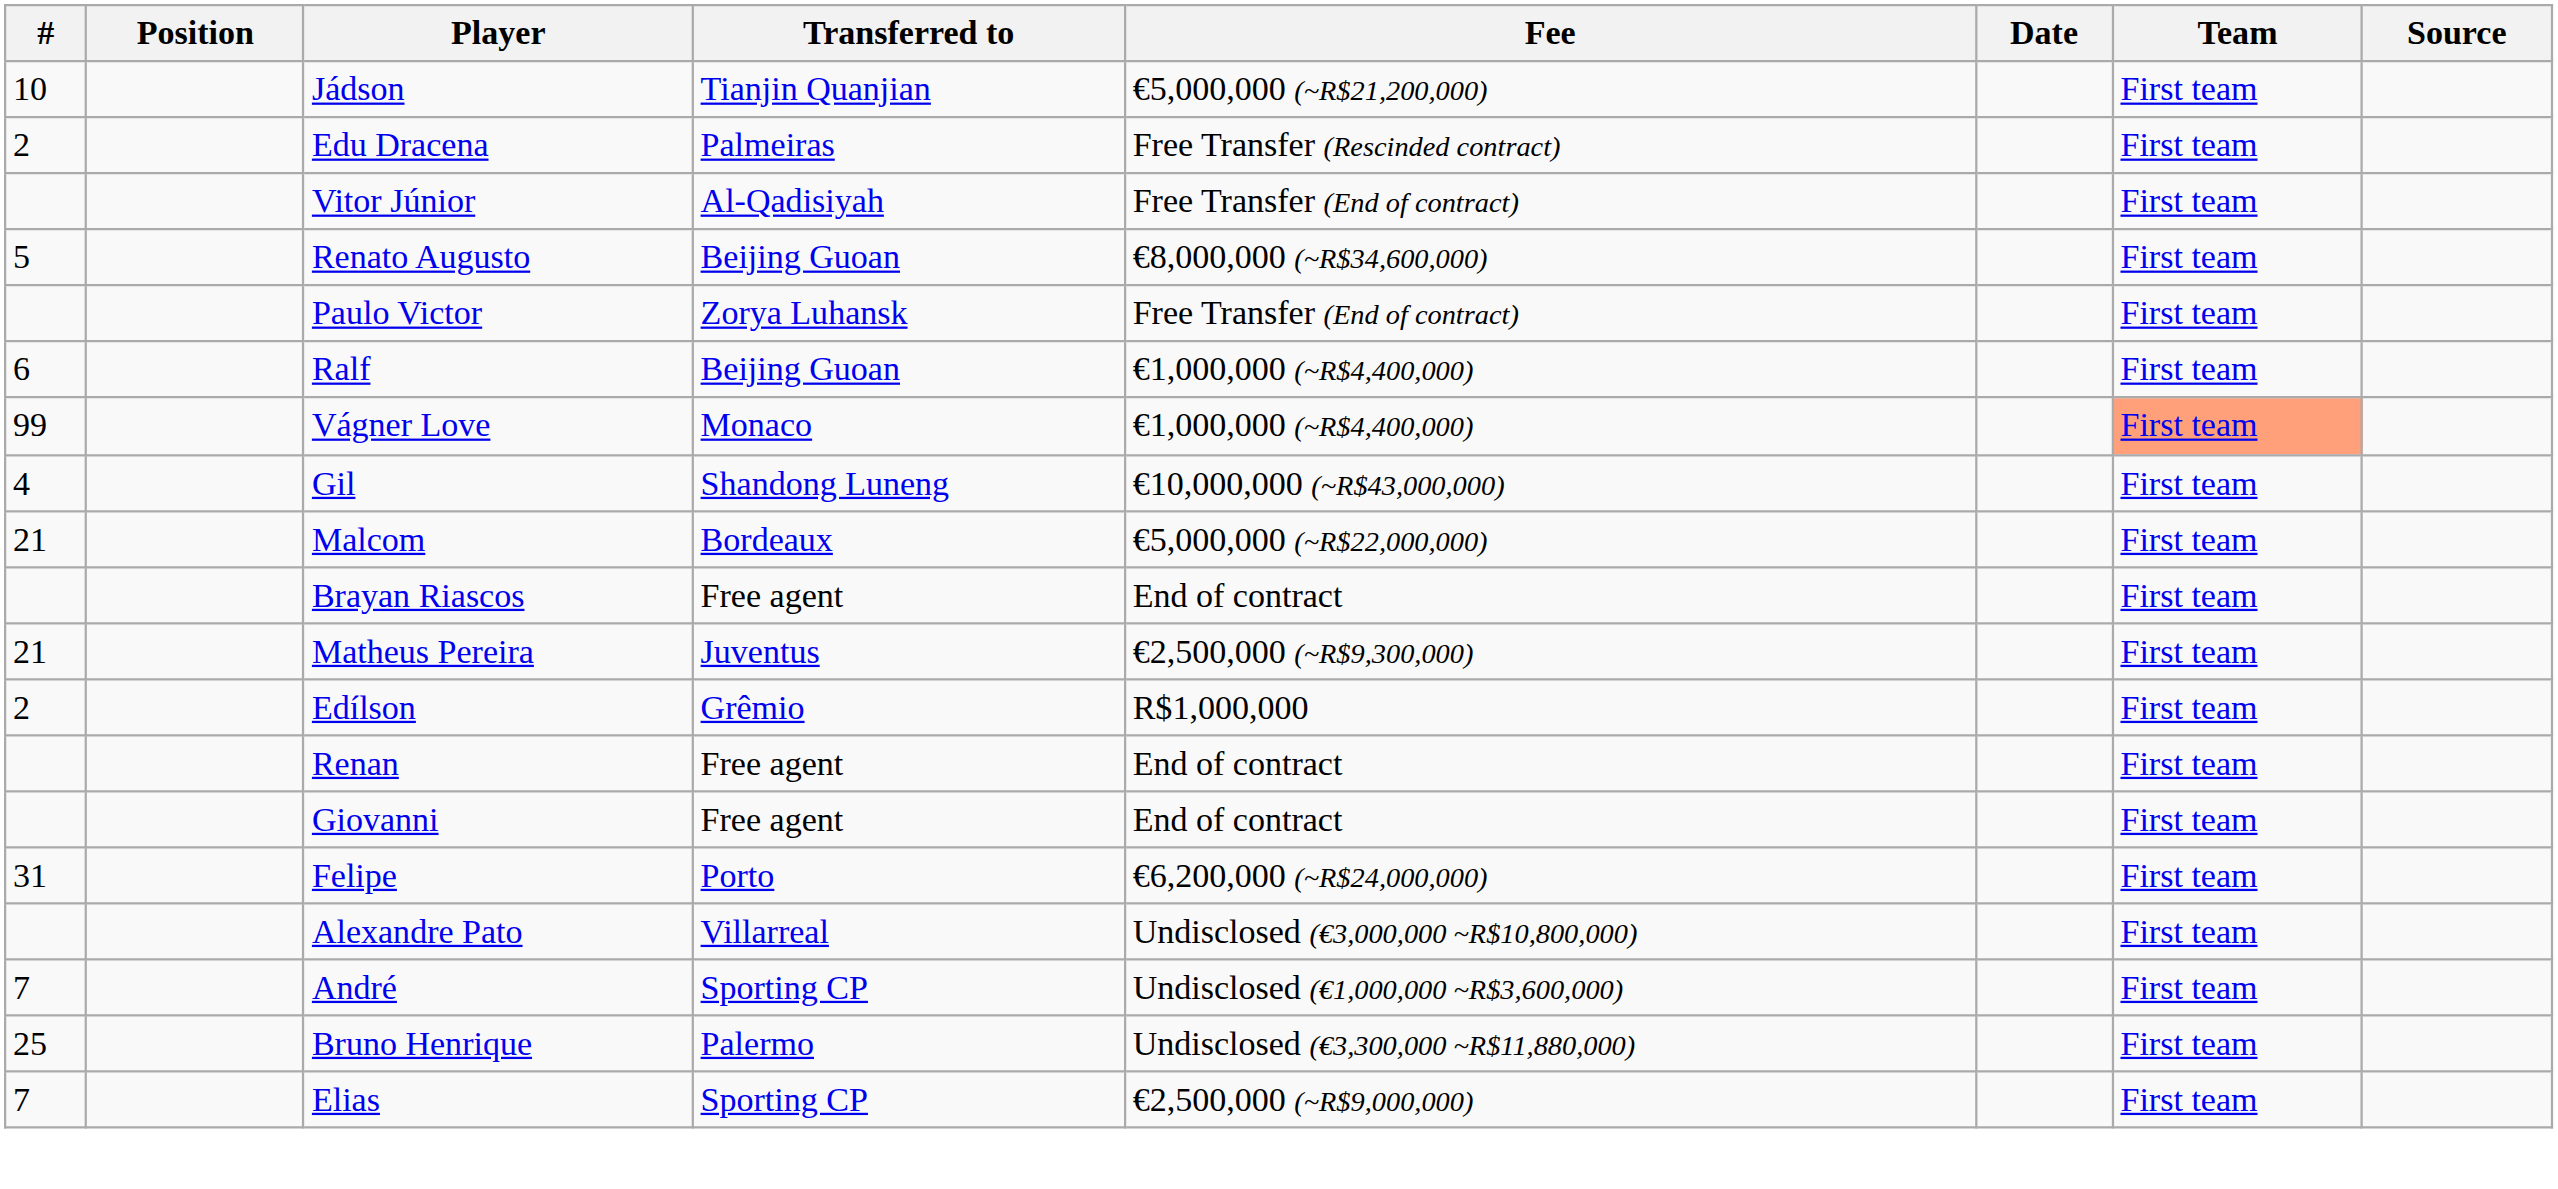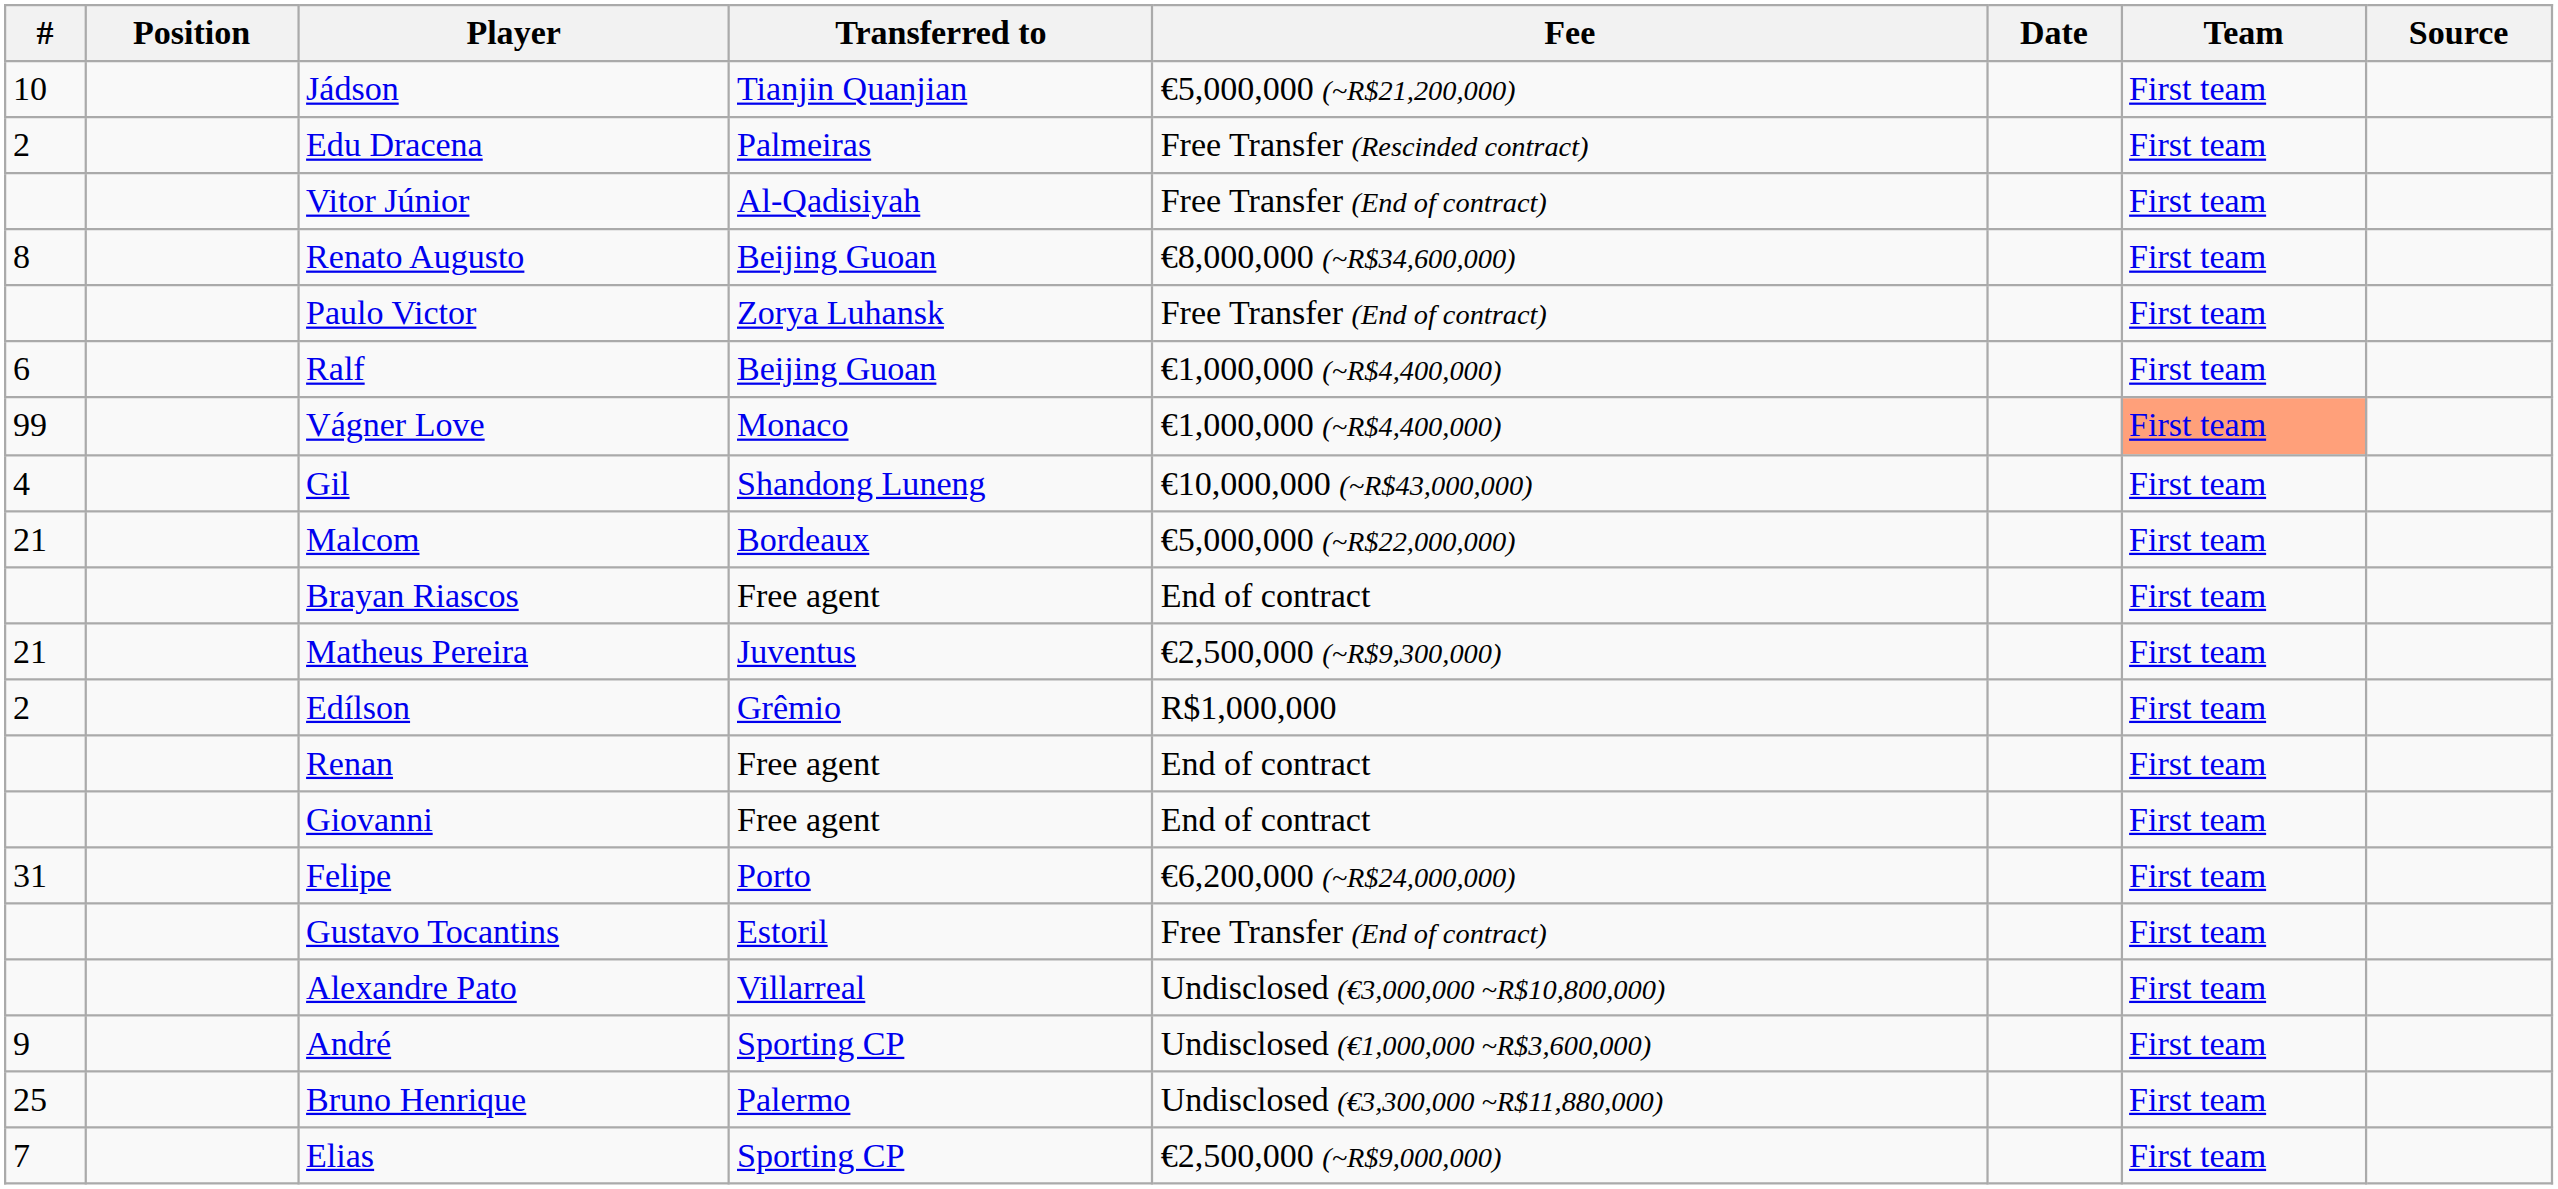(22, 257) 5 -> (22, 257) 8
+ row: (433, 930)
(22, 987) 7 -> (22, 1043) 9
